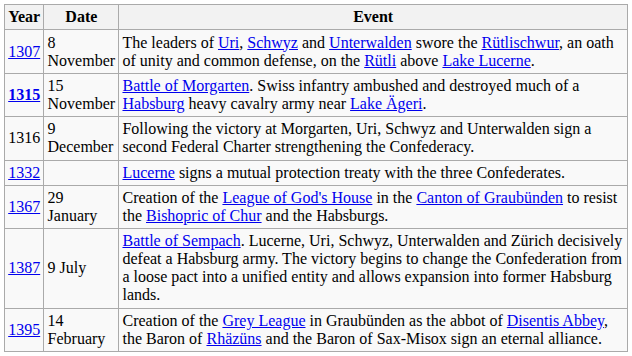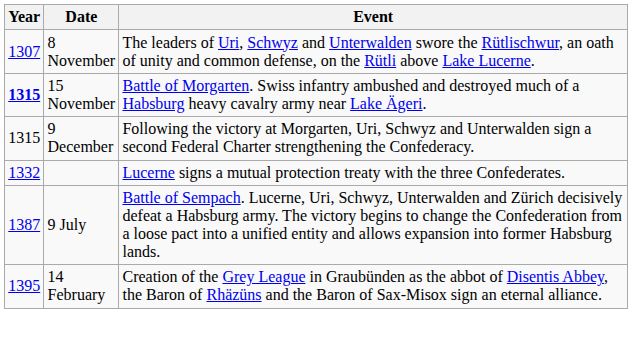(24, 138) 1316 -> (24, 138) 1315
- row: (72, 207)
